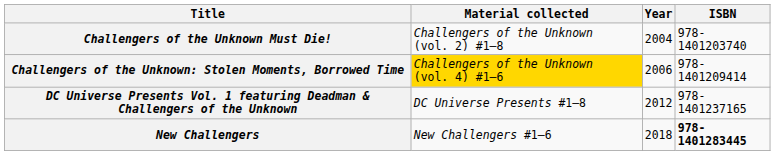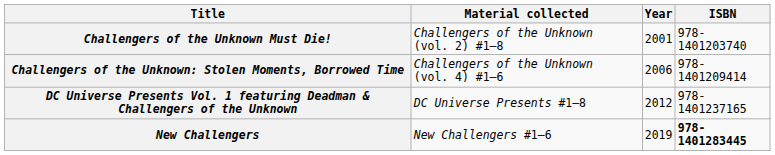(659, 39) 2004 -> (659, 39) 2001
(503, 71) gold background -> (503, 71) no background
(659, 135) 2018 -> (659, 135) 2019
